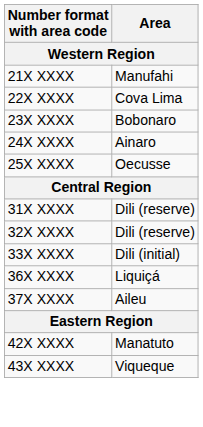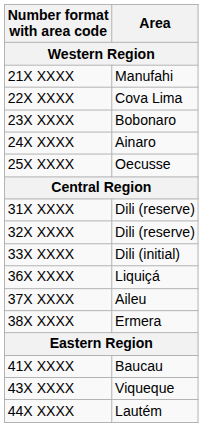+ row: (41, 321)
+ row: (41, 366)
- row: (41, 344)
+ row: (41, 411)
